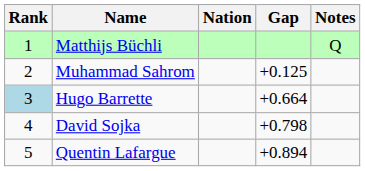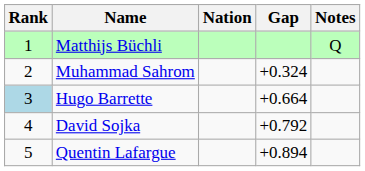(283, 71) +0.125 -> (283, 71) +0.324
(283, 125) +0.798 -> (283, 125) +0.792
